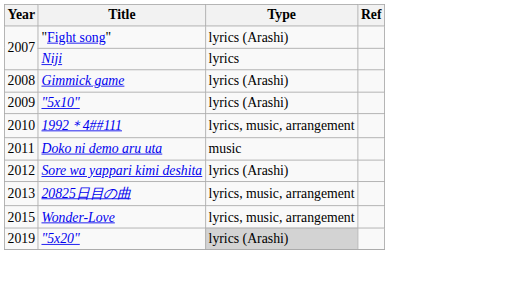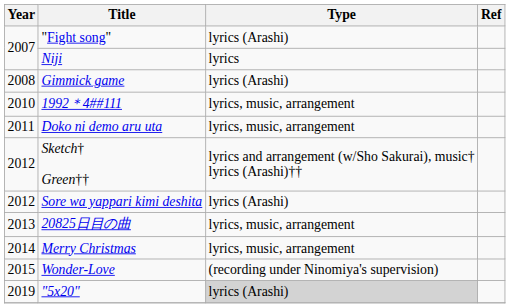- row: (61, 102)
(225, 148) music -> (282, 127) lyrics, music, arrangement
+ row: (65, 164)
+ row: (89, 247)
(282, 216) lyrics, music, arrangement -> (324, 269) (recording under Ninomiya's supervision)
